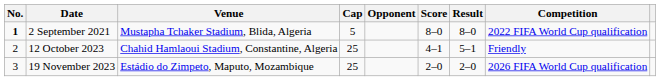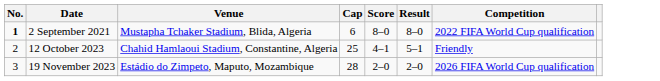- column: (392, 13)
(352, 31) 5 -> (352, 31) 6
(352, 66) 25 -> (352, 66) 28
